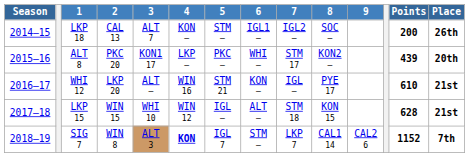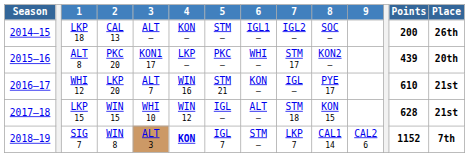(151, 33) ALT 7 -> (151, 33) ALT —
(151, 86) ALT — -> (151, 86) ALT 7
